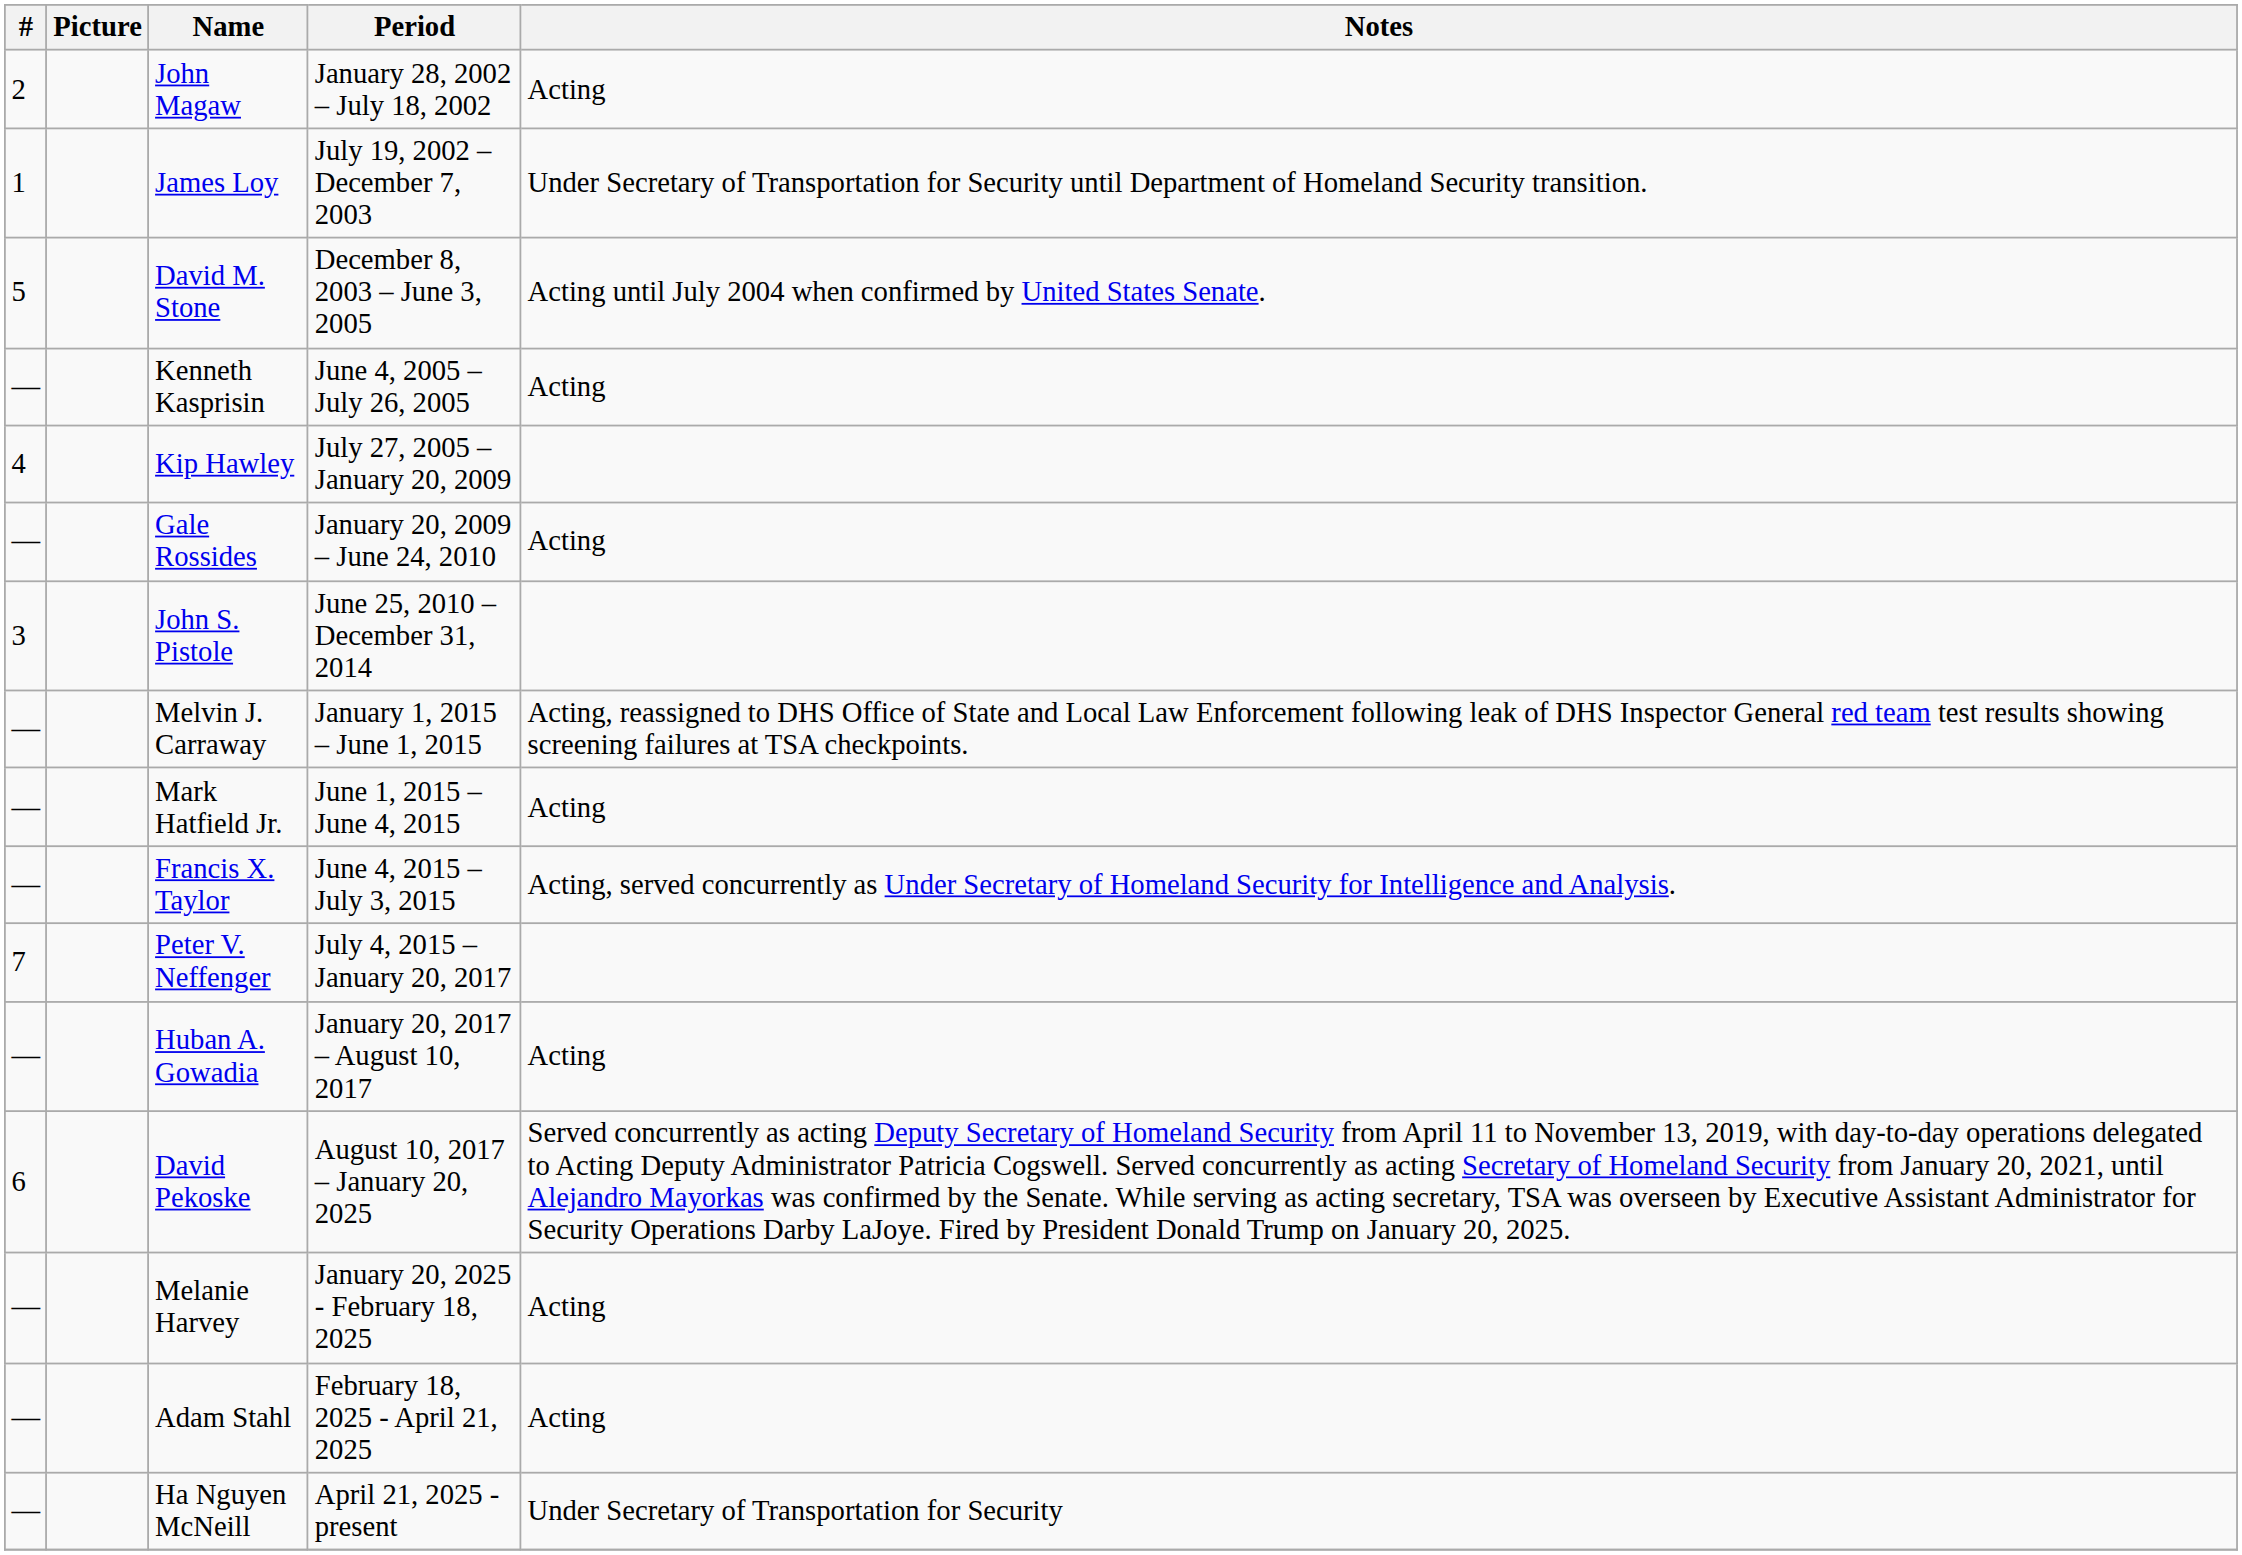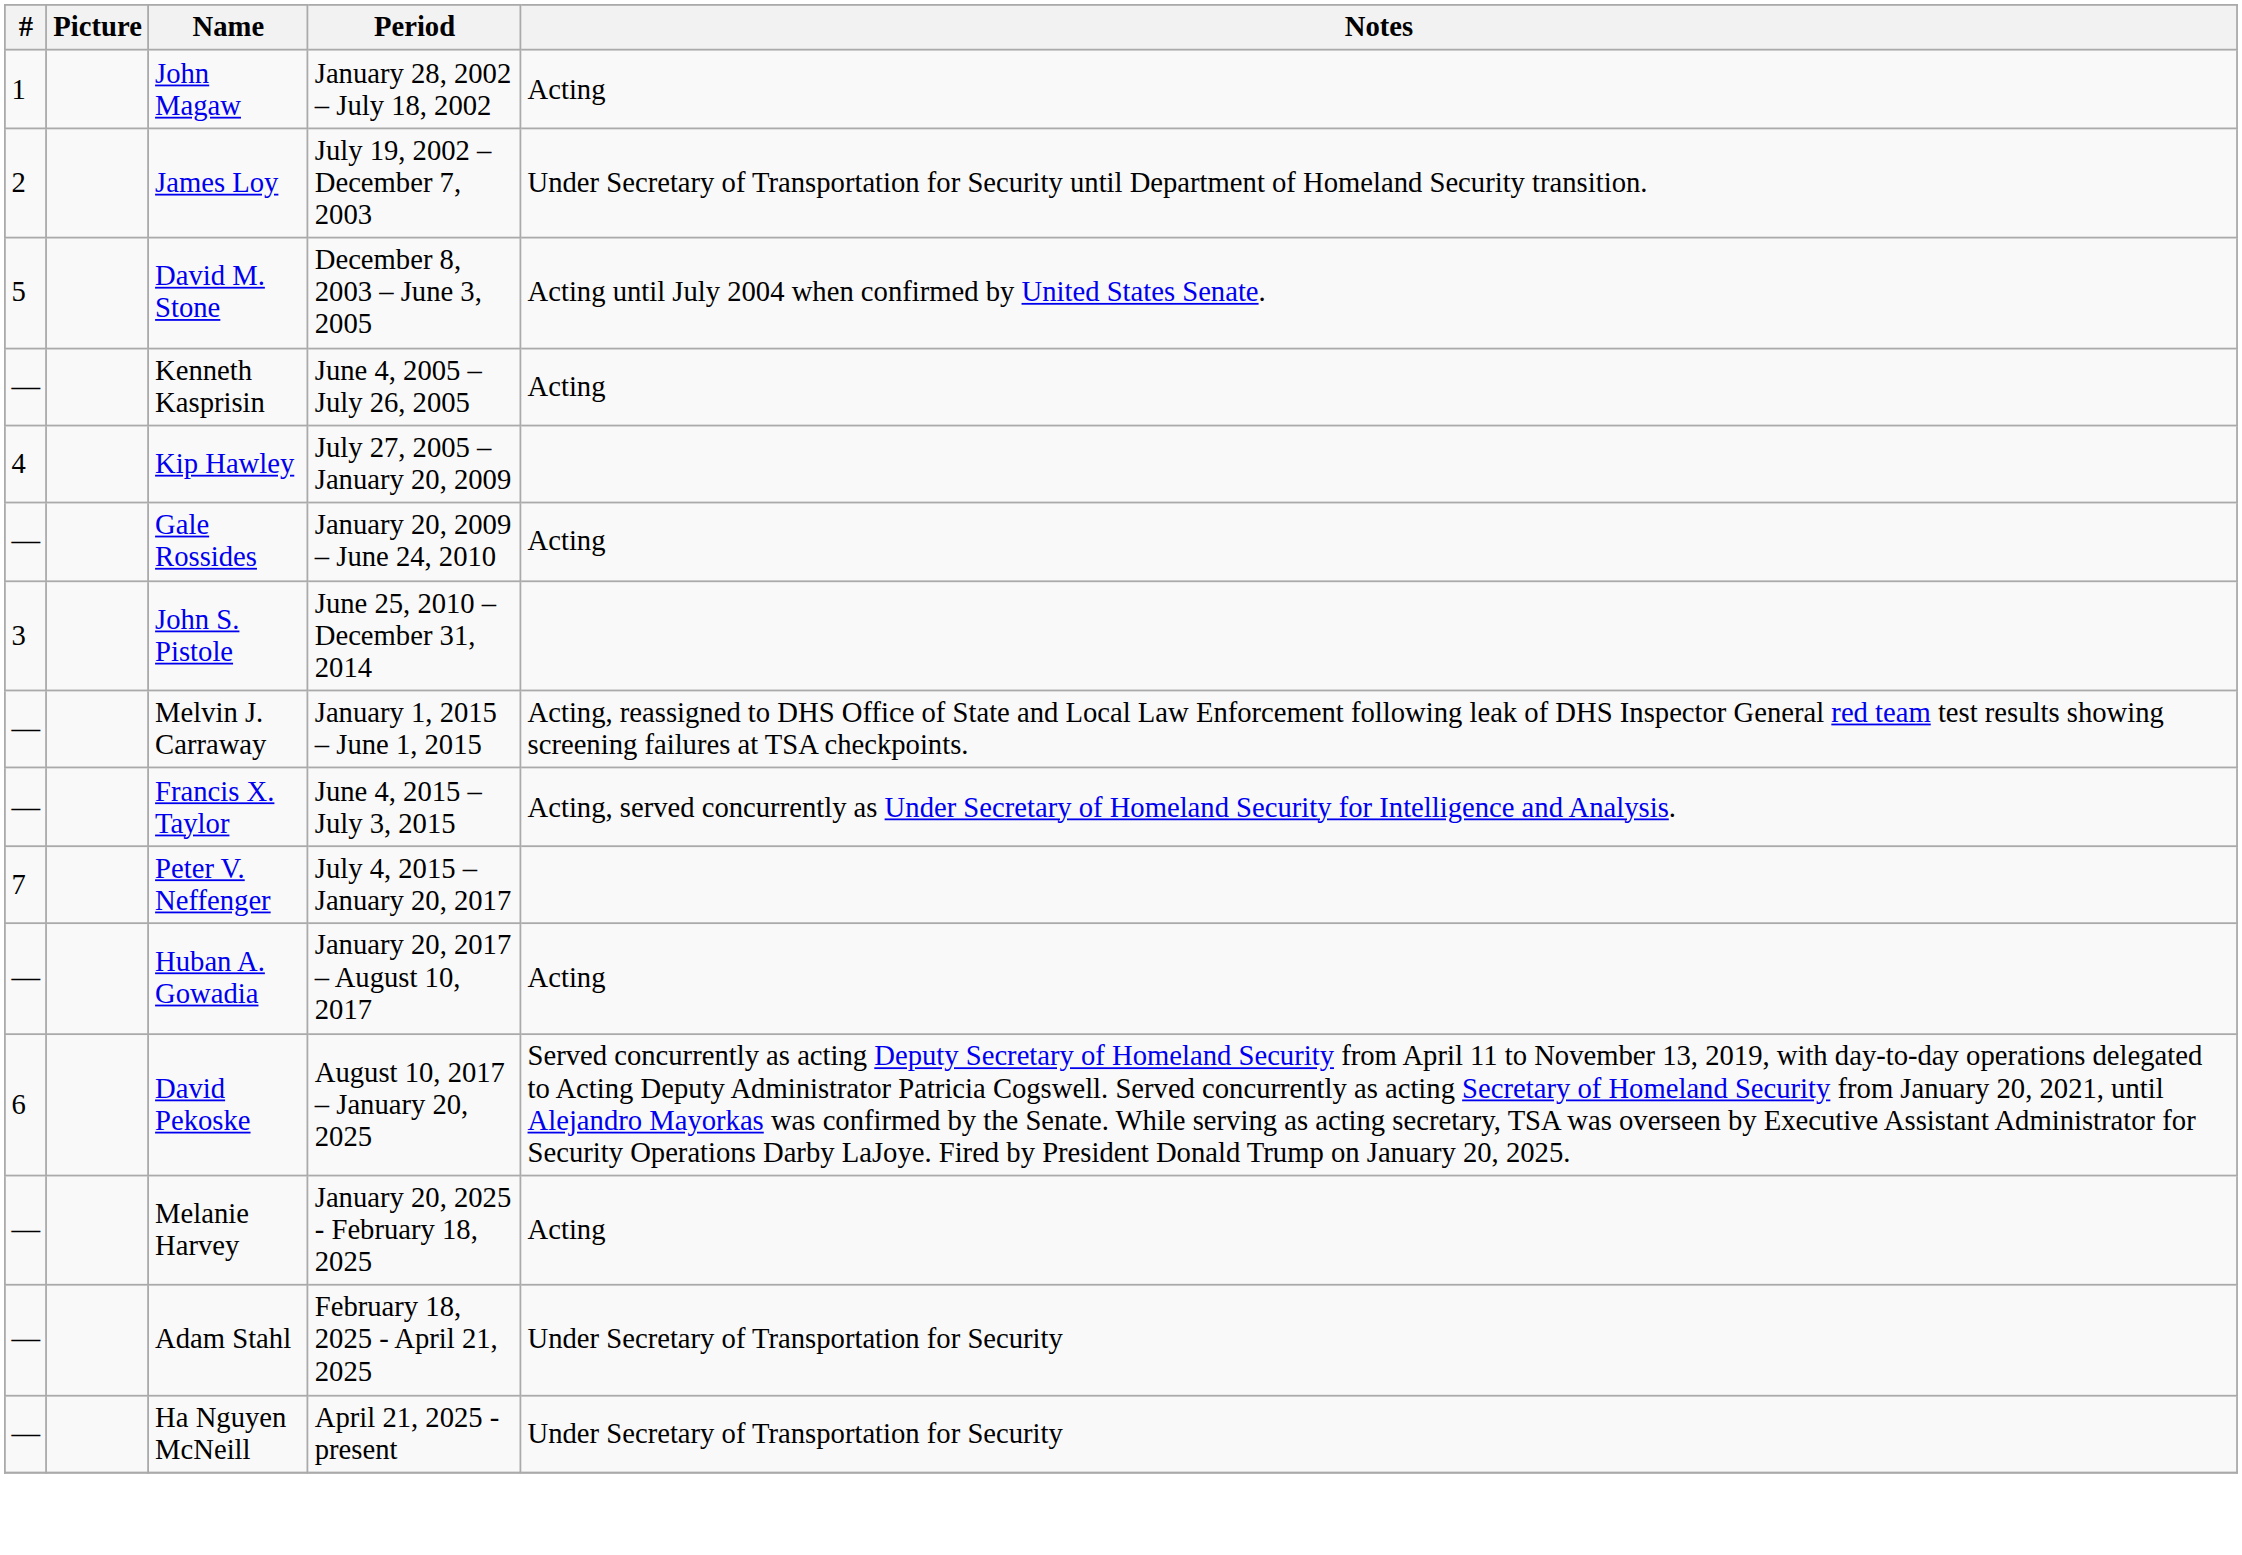(19, 88) 2 -> (19, 88) 1
(19, 182) 1 -> (19, 182) 2
- row: (219, 806)
(567, 1417) Acting -> (795, 1339) Under Secretary of Transportation for Security
